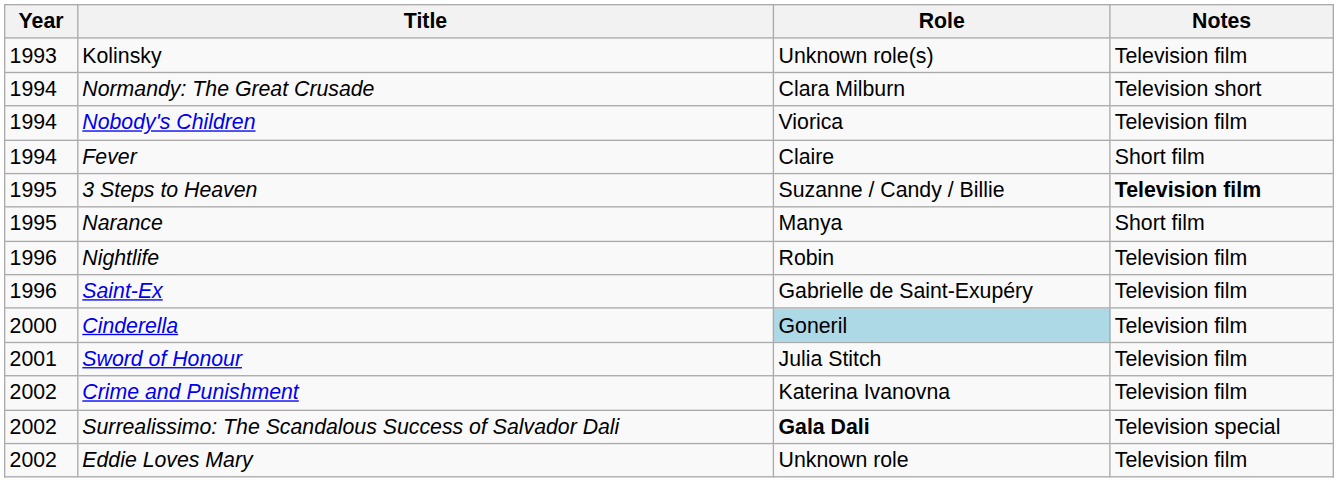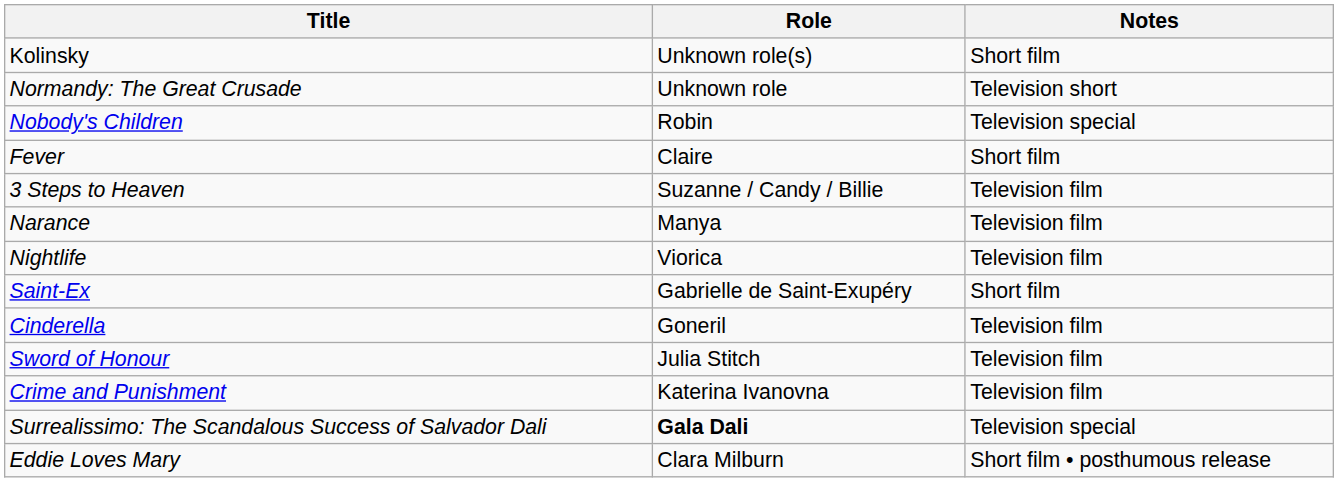- column: (41, 21)
(1181, 55) Television film -> (1015, 55) Short film
(842, 88) Clara Milburn -> (722, 88) Unknown role
(811, 122) Viorica -> (685, 122) Robin
(1181, 122) Television film -> (1053, 122) Television special
(1188, 190) bold -> (1036, 190) normal
(1160, 223) Short film -> (1036, 223) Television film
(806, 257) Robin -> (690, 257) Viorica
(1181, 291) Television film -> (1015, 291) Short film
(813, 325) lightblue background -> (692, 325) no background
(844, 460) Unknown role -> (721, 460) Clara Milburn
(1181, 460) Television film -> (1121, 460) Short film • posthumous release
